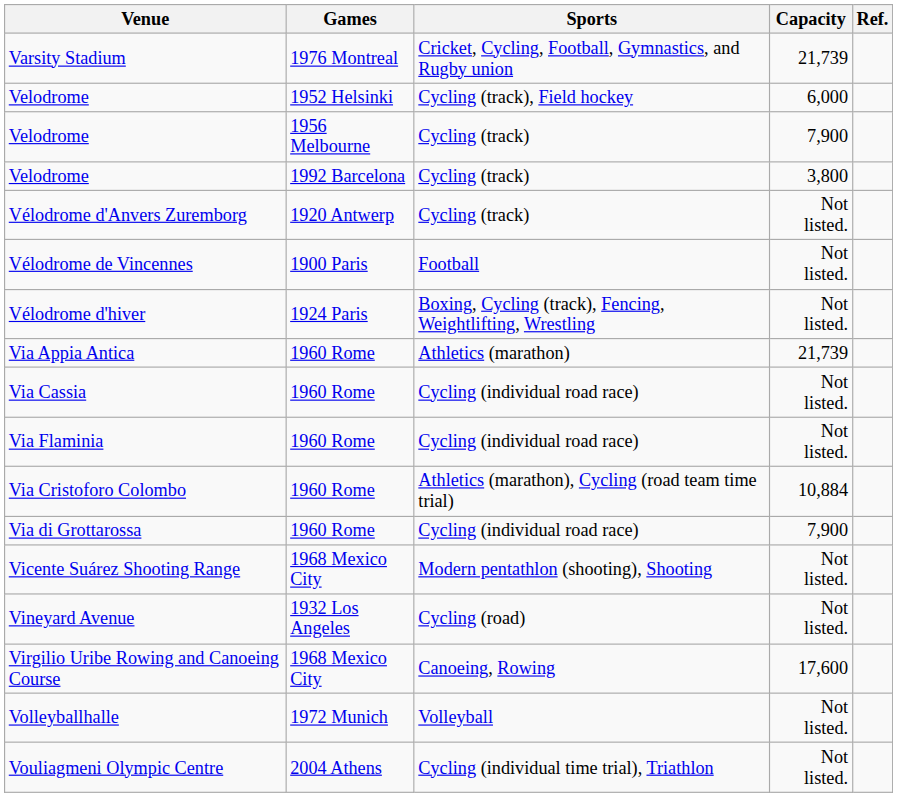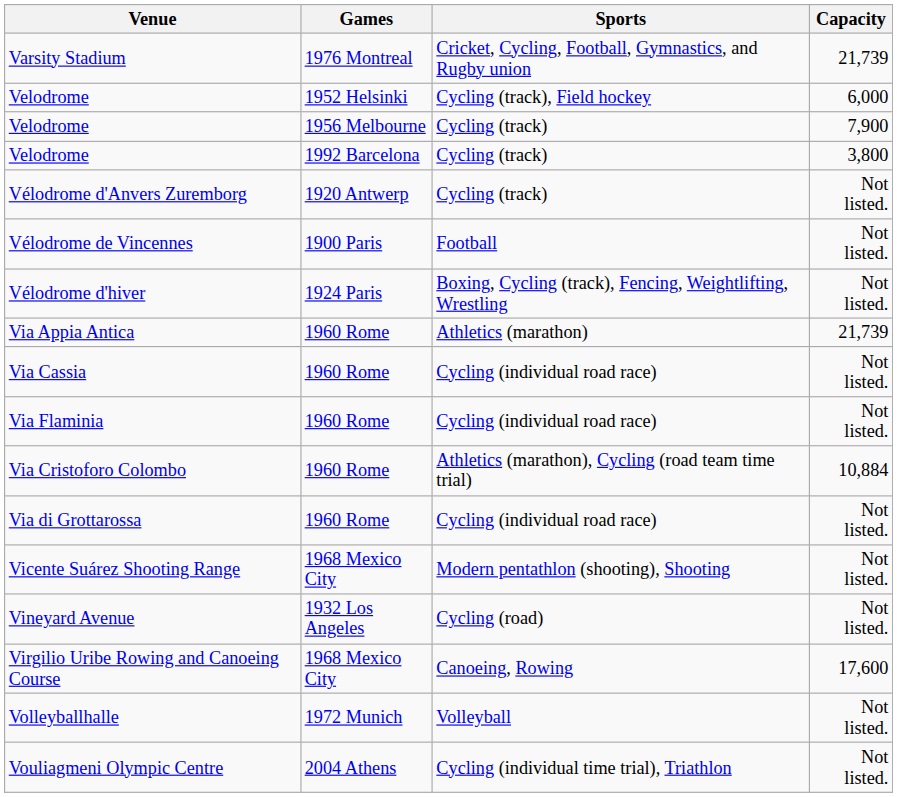- column: (872, 18)
(828, 530) 7,900 -> (866, 519) Not listed.
